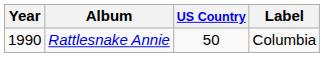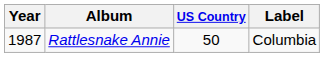(25, 40) 1990 -> (25, 40) 1987
